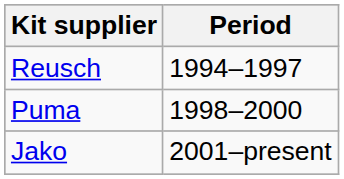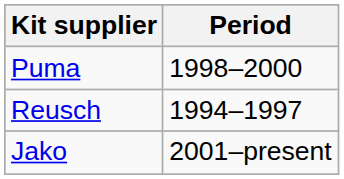rows swapped: (56, 67) <-> (46, 109)
